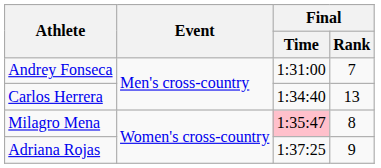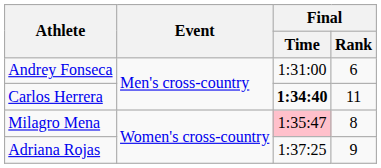(352, 70) 7 -> (354, 70) 6
(301, 97) normal -> (302, 97) bold
(352, 97) 13 -> (354, 97) 11
